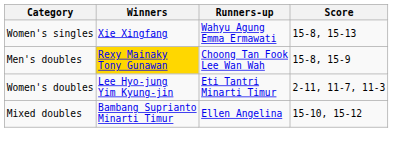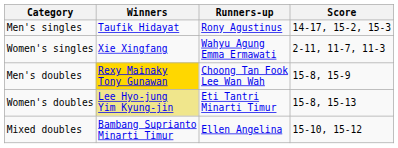+ row: (44, 28)
(324, 33) 15-8, 15-13 -> (339, 49) 2-11, 11-7, 11-3
(136, 87) no background -> (136, 103) khaki background
(339, 87) 2-11, 11-7, 11-3 -> (324, 103) 15-8, 15-13
